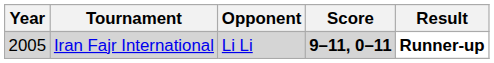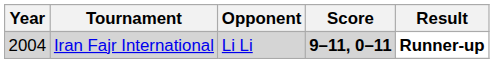(27, 45) 2005 -> (27, 45) 2004
